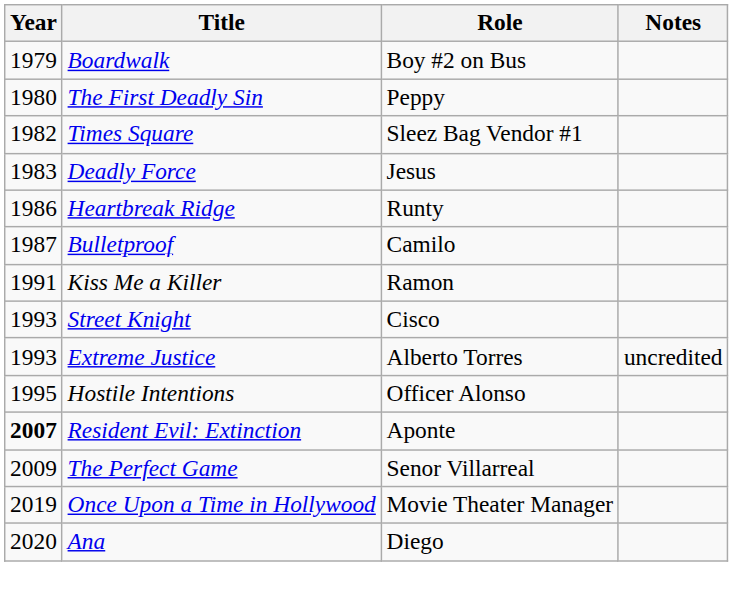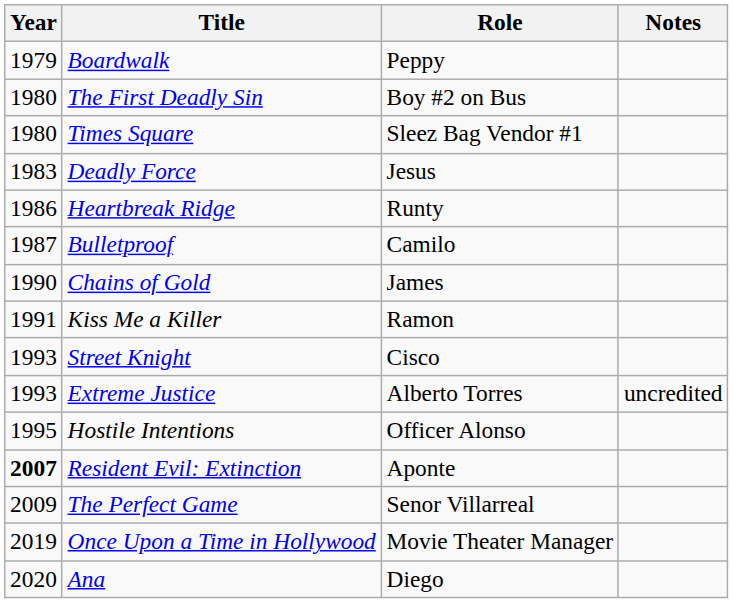(456, 60) Boy #2 on Bus -> (416, 60) Peppy
(416, 97) Peppy -> (456, 97) Boy #2 on Bus
(33, 134) 1982 -> (33, 134) 1980
+ row: (139, 282)
